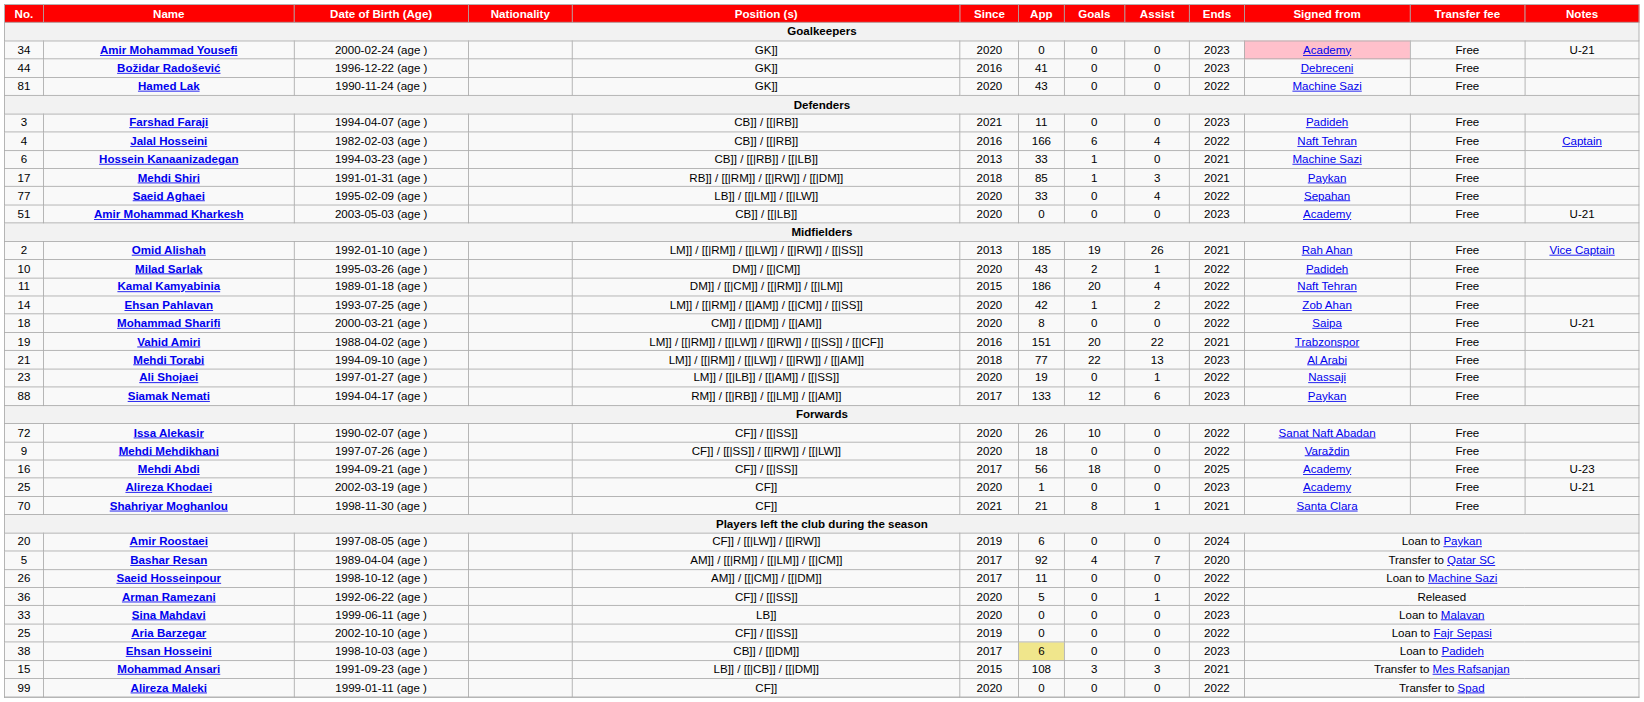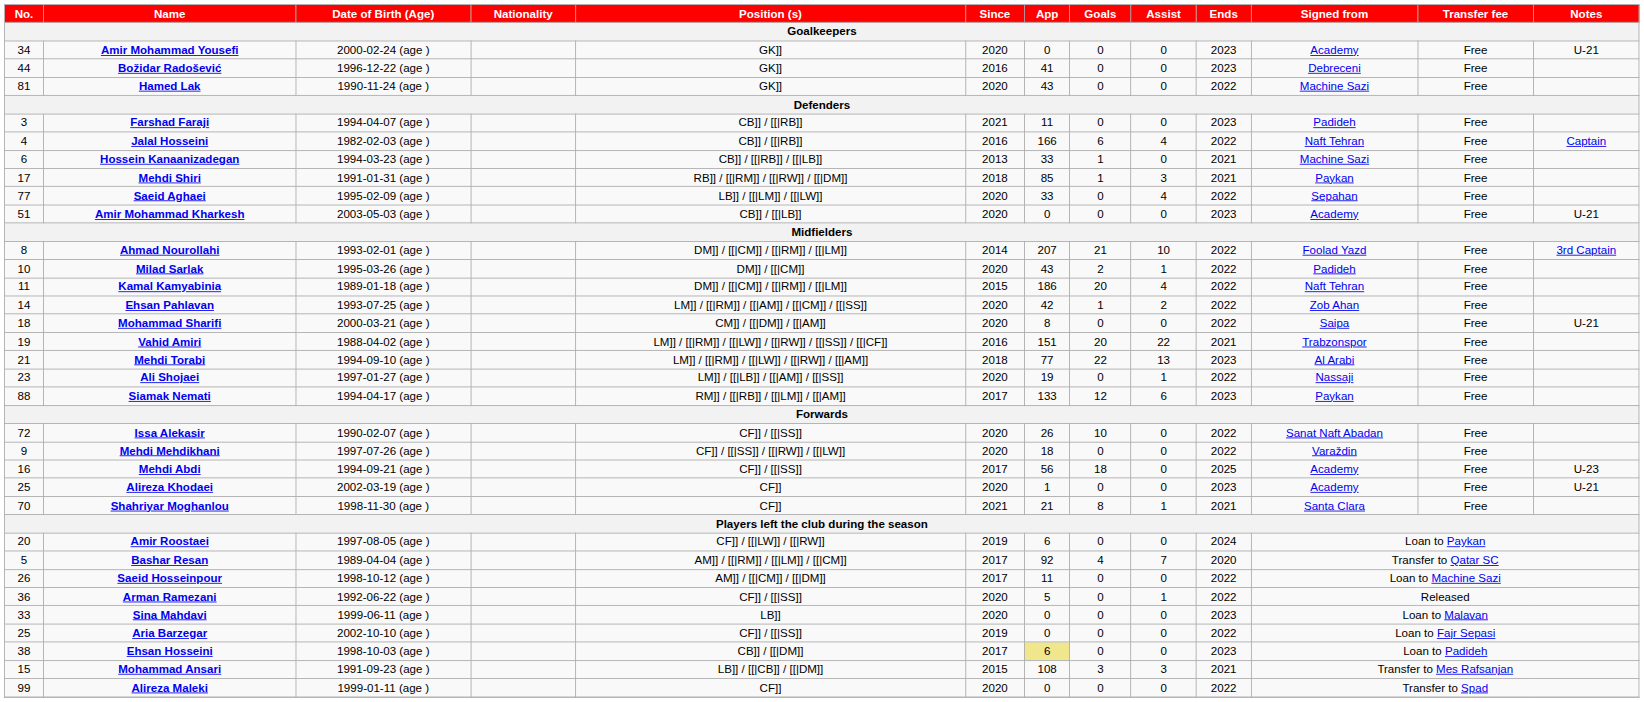(1327, 50) pink background -> (1334, 50) no background
- row: (169, 250)
+ row: (170, 250)
